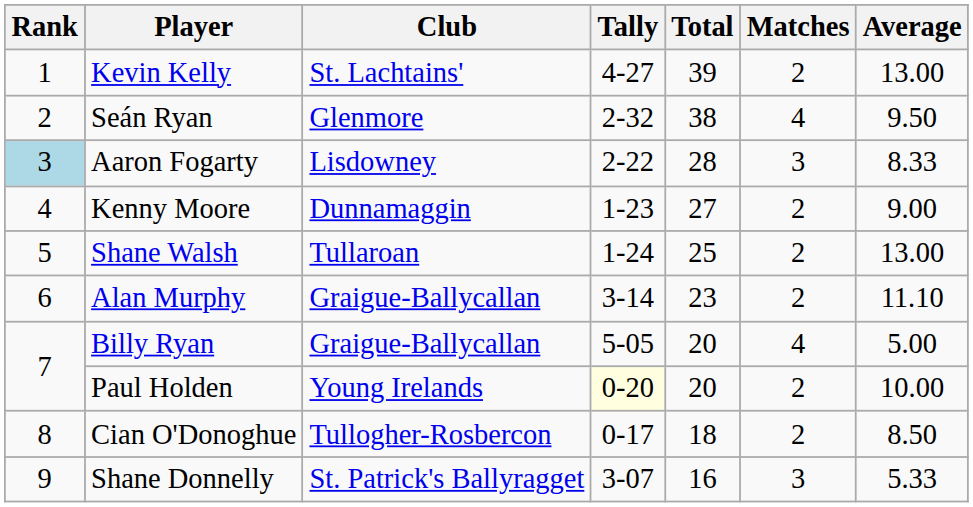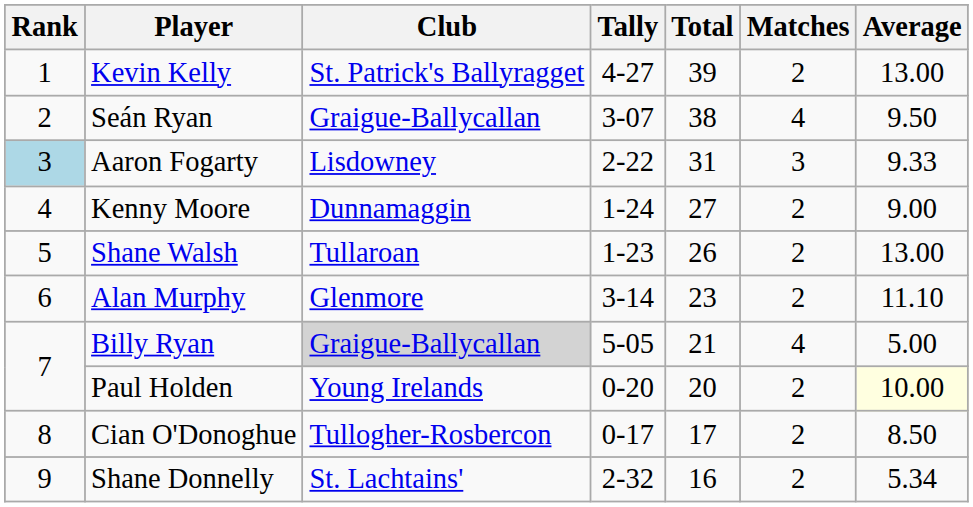(386, 72) St. Lachtains' -> (447, 72) St. Patrick's Ballyragget
(366, 117) Glenmore -> (425, 117) Graigue-Ballycallan
(628, 117) 2-32 -> (628, 117) 3-07
(702, 162) 28 -> (702, 162) 31
(912, 162) 8.33 -> (912, 162) 9.33
(628, 207) 1-23 -> (628, 207) 1-24
(628, 252) 1-24 -> (628, 252) 1-23
(702, 252) 25 -> (702, 252) 26
(425, 298) Graigue-Ballycallan -> (366, 298) Glenmore
(425, 343) no background -> (425, 343) lightgrey background
(702, 343) 20 -> (702, 343) 21
(628, 388) lightyellow background -> (628, 388) no background
(912, 388) no background -> (912, 388) lightyellow background
(702, 433) 18 -> (702, 433) 17
(447, 478) St. Patrick's Ballyragget -> (386, 478) St. Lachtains'
(628, 478) 3-07 -> (628, 478) 2-32
(798, 478) 3 -> (798, 478) 2
(912, 478) 5.33 -> (912, 478) 5.34
